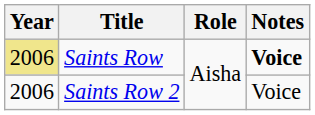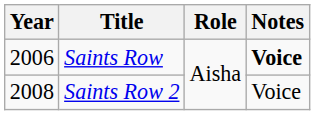(32, 57) khaki background -> (32, 57) no background
(32, 92) 2006 -> (32, 92) 2008
